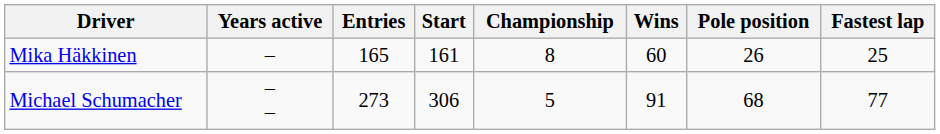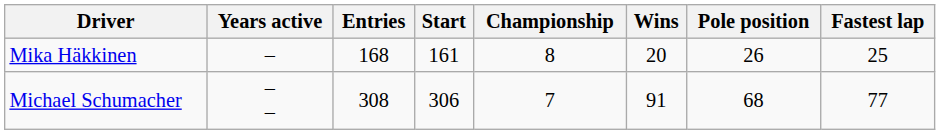(374, 55) 165 -> (374, 55) 168
(656, 55) 60 -> (656, 55) 20
(374, 100) 273 -> (374, 100) 308
(550, 100) 5 -> (550, 100) 7
